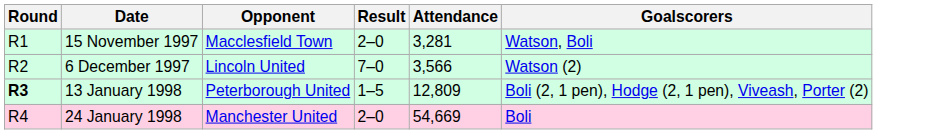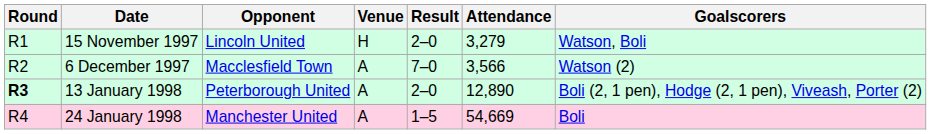+ column: (381, 16)
(269, 41) Macclesfield Town -> (255, 41) Lincoln United
(432, 41) 3,281 -> (486, 41) 3,279
(255, 66) Lincoln United -> (269, 66) Macclesfield Town
(371, 91) 1–5 -> (424, 91) 2–0
(437, 91) 12,809 -> (490, 91) 12,890
(371, 116) 2–0 -> (424, 116) 1–5
